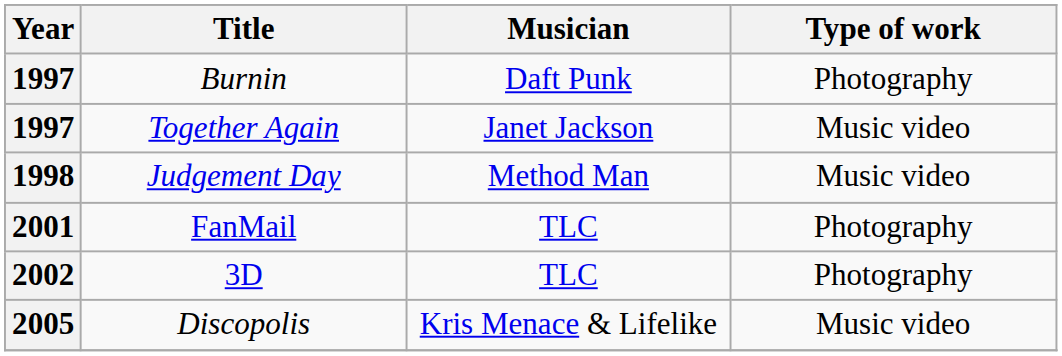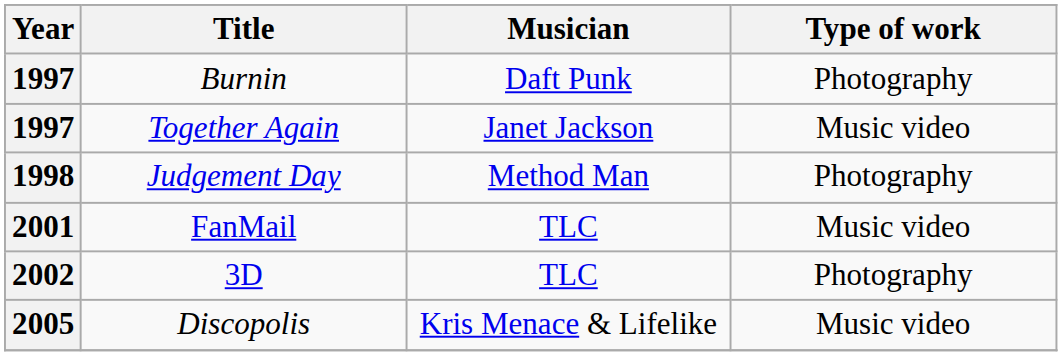(893, 176) Music video -> (893, 176) Photography
(893, 226) Photography -> (893, 226) Music video
